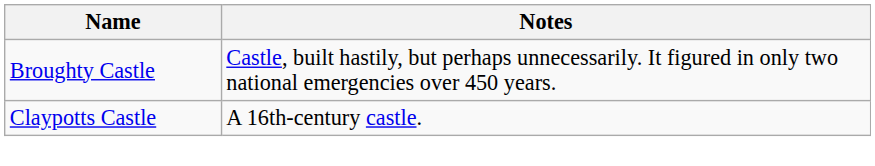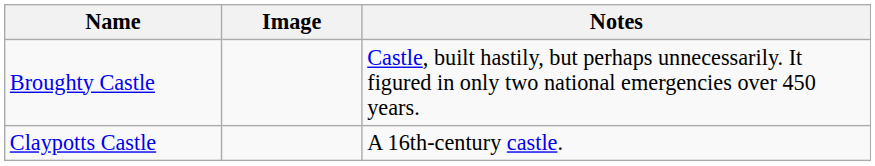+ column: (292, 22)
